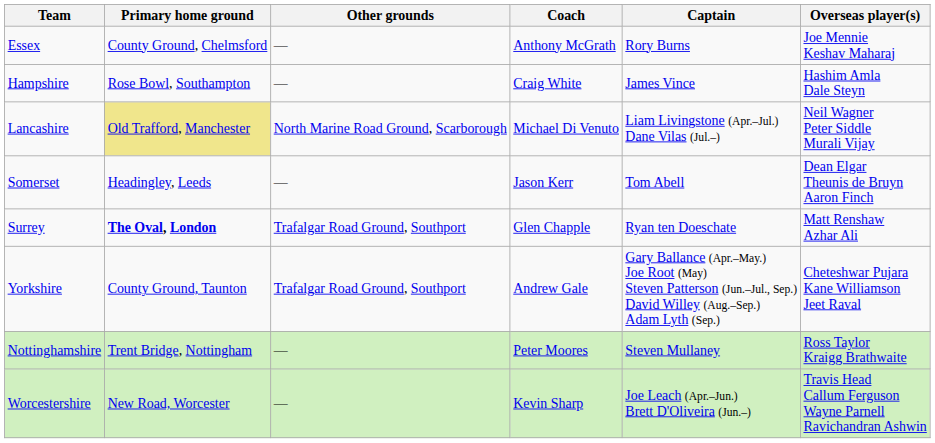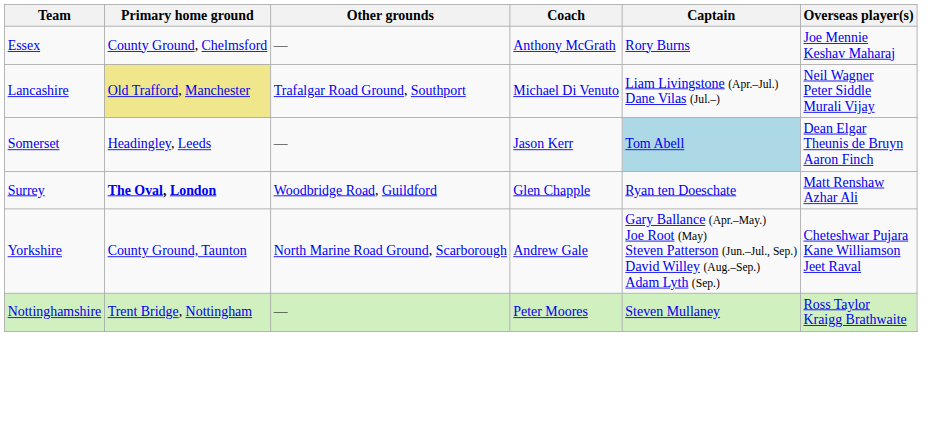- row: (38, 83)
(390, 128) North Marine Road Ground, Scarborough -> (370, 91) Trafalgar Road Ground, Southport
(655, 182) no background -> (655, 144) lightblue background
(370, 227) Trafalgar Road Ground, Southport -> (355, 189) Woodbridge Road, Guildford
(370, 288) Trafalgar Road Ground, Southport -> (390, 251) North Marine Road Ground, Scarborough
- row: (49, 403)
